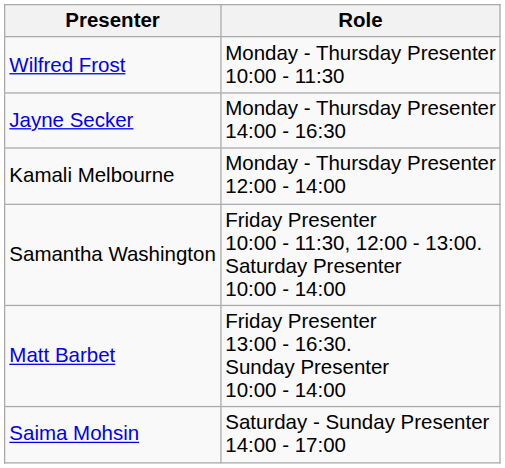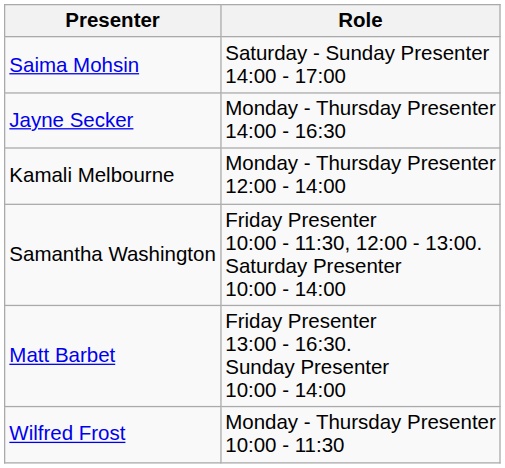rows swapped: (67, 64) <-> (74, 434)
